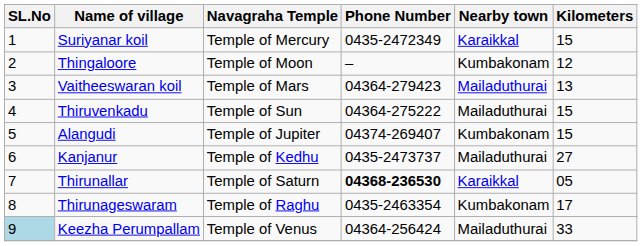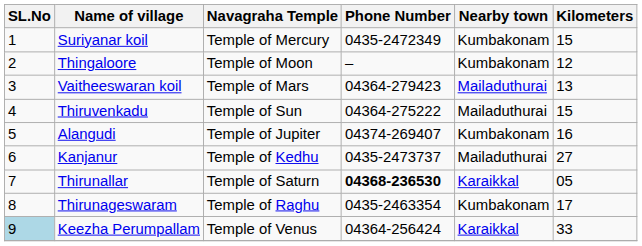(488, 39) Karaikkal -> (504, 39) Kumbakonam
(565, 134) 15 -> (565, 134) 16
(502, 228) Mailaduthurai -> (488, 228) Karaikkal
